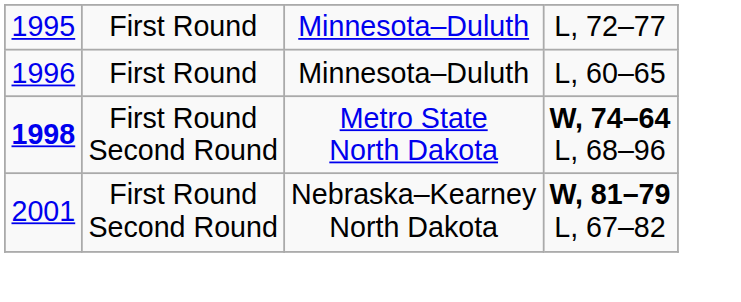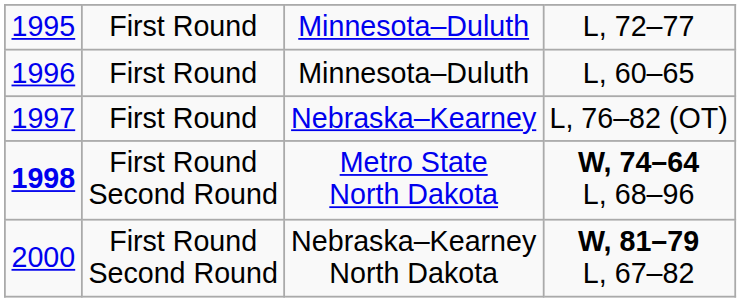+ row: (414, 118)
(43, 211) 2001 -> (43, 257) 2000
